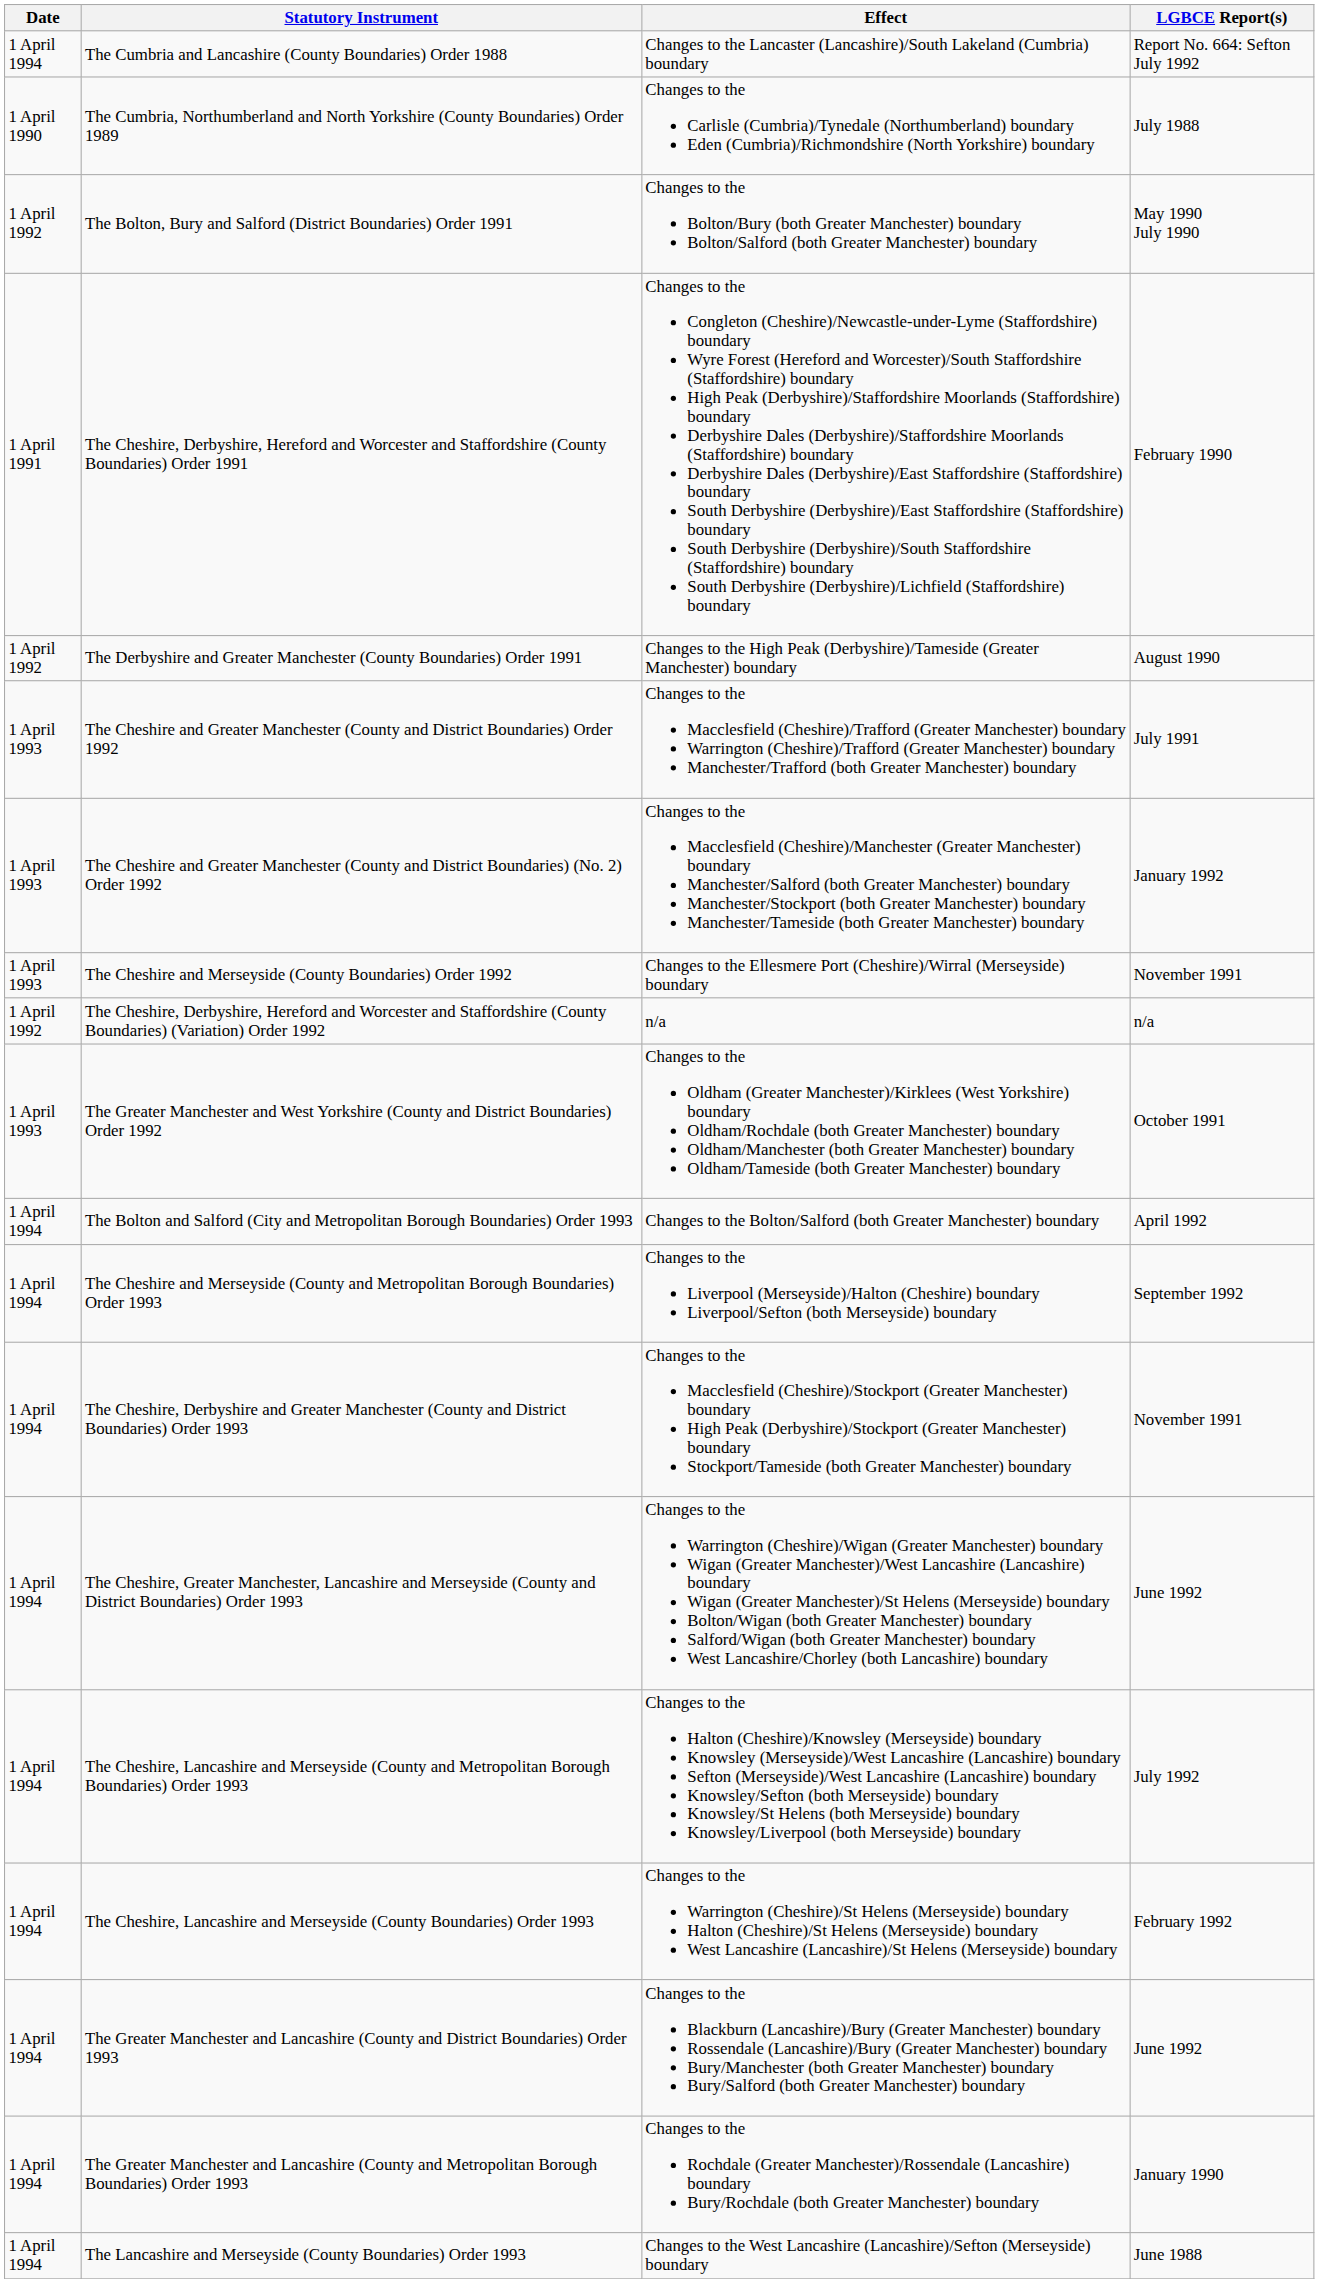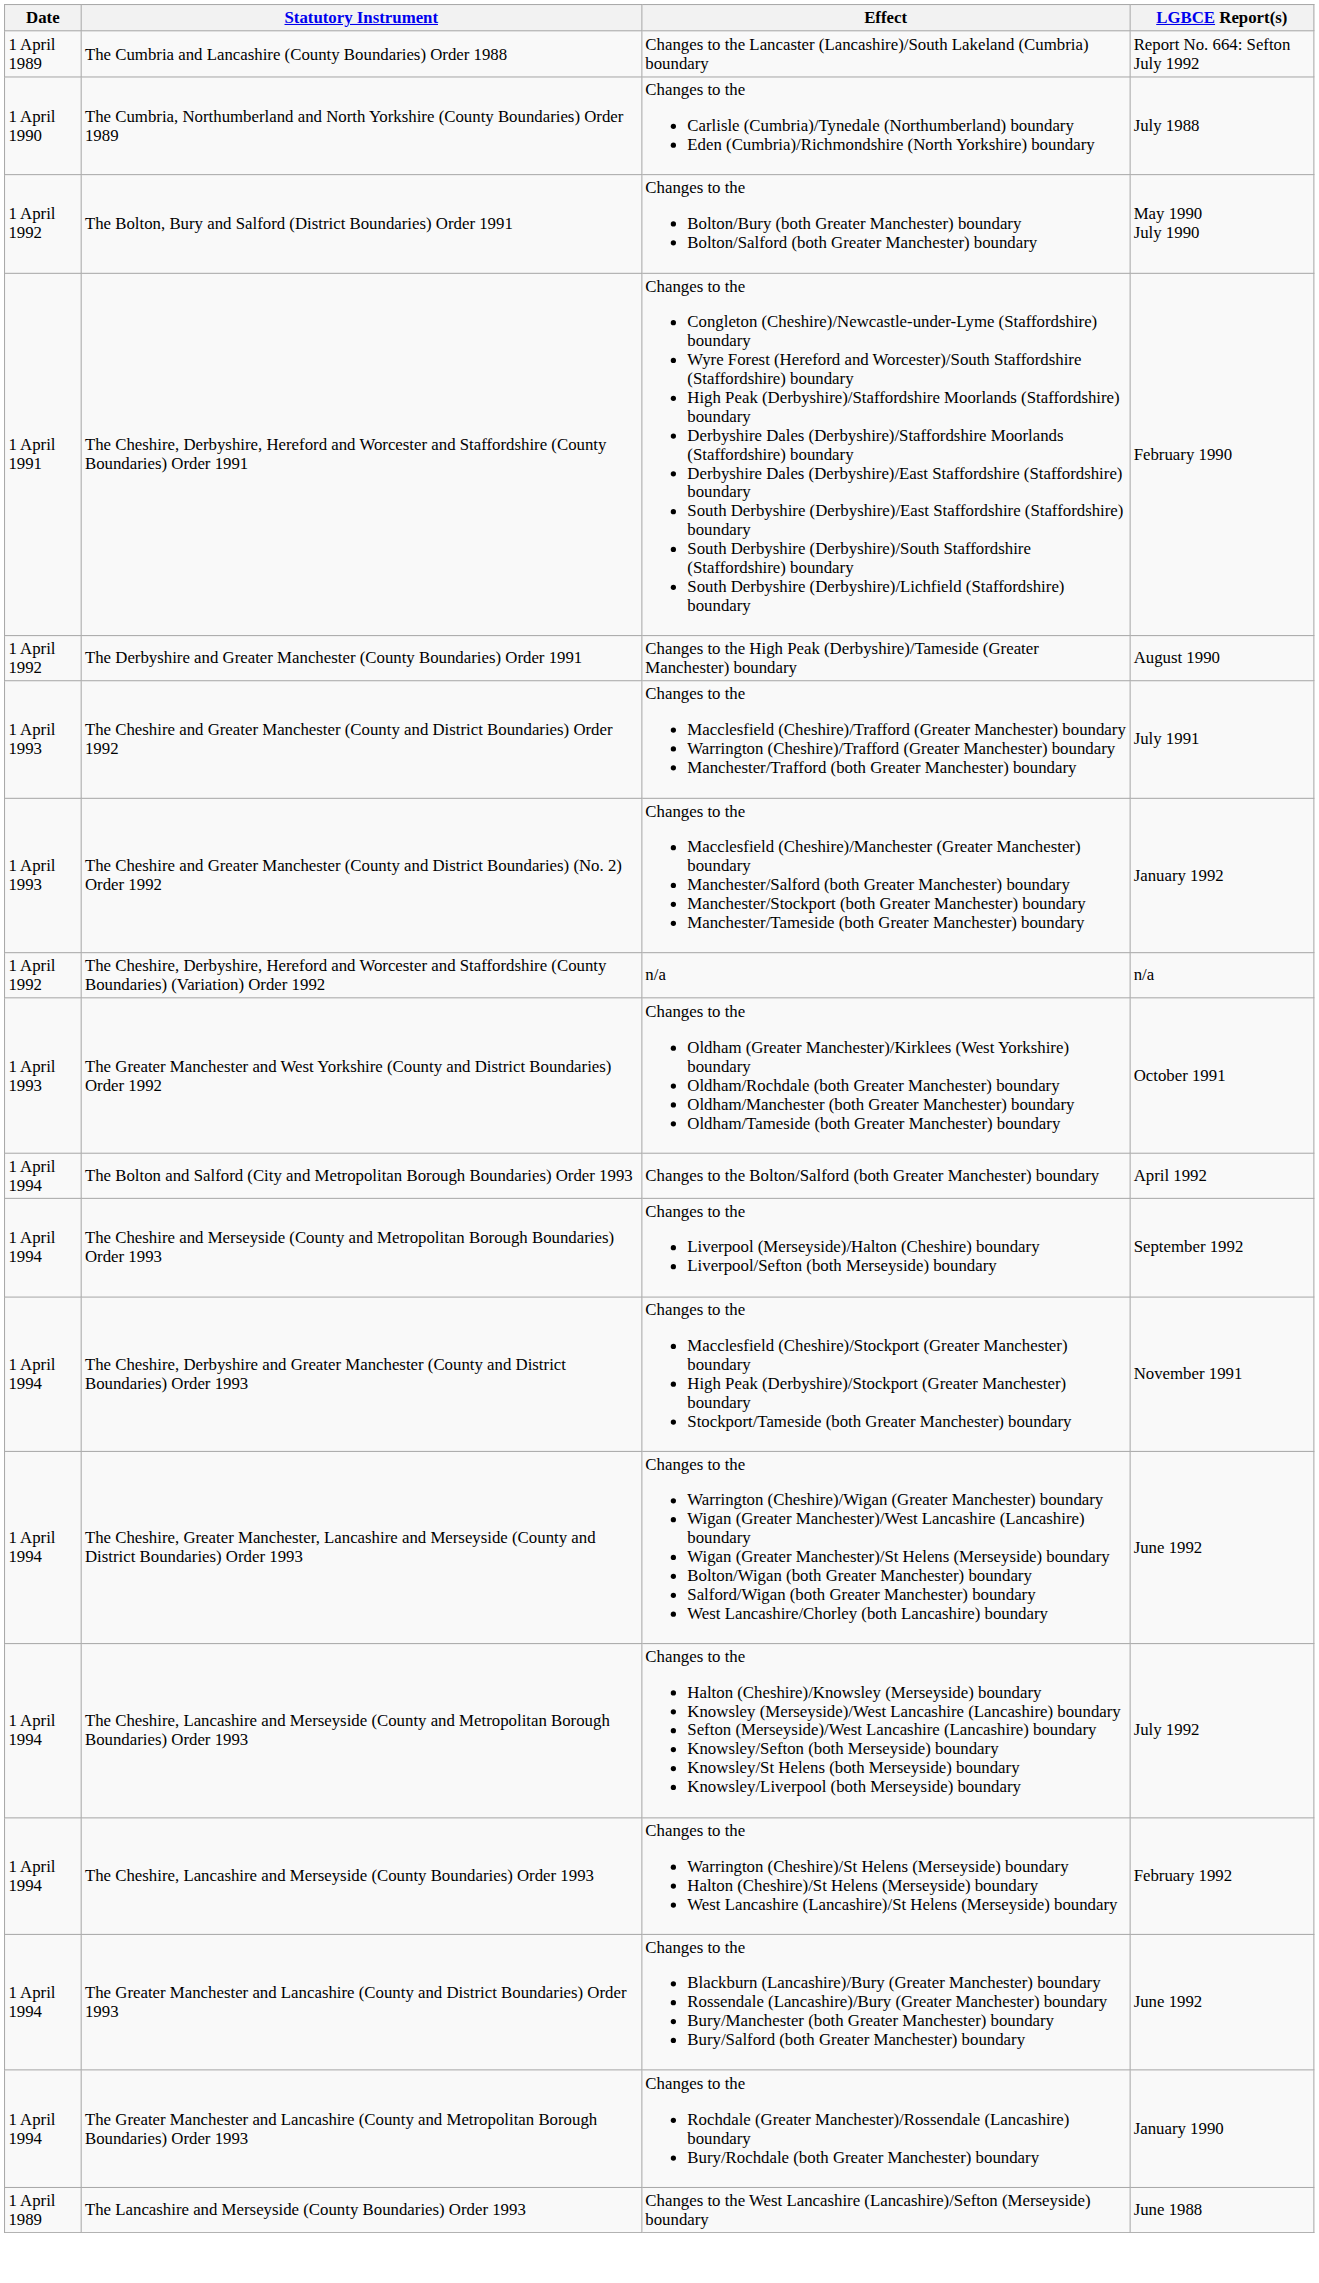(32, 53) 1 April 1994 -> (32, 53) 1 April 1989
- row: (298, 975)
(32, 2255) 1 April 1994 -> (32, 2209) 1 April 1989
